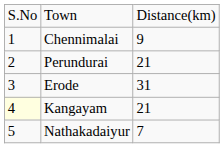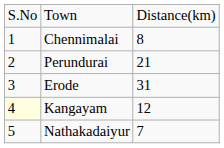(140, 39) 9 -> (140, 39) 8
(144, 108) 21 -> (144, 108) 12
